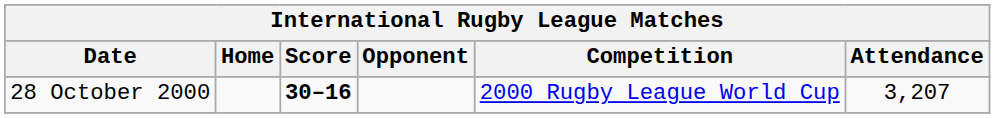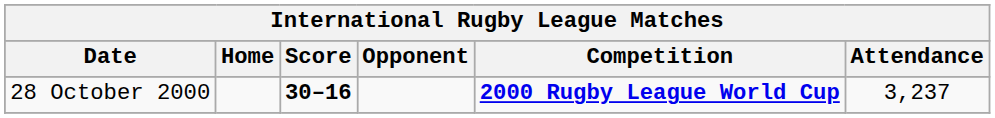(660, 95) normal -> (660, 95) bold
(917, 95) 3,207 -> (917, 95) 3,237
